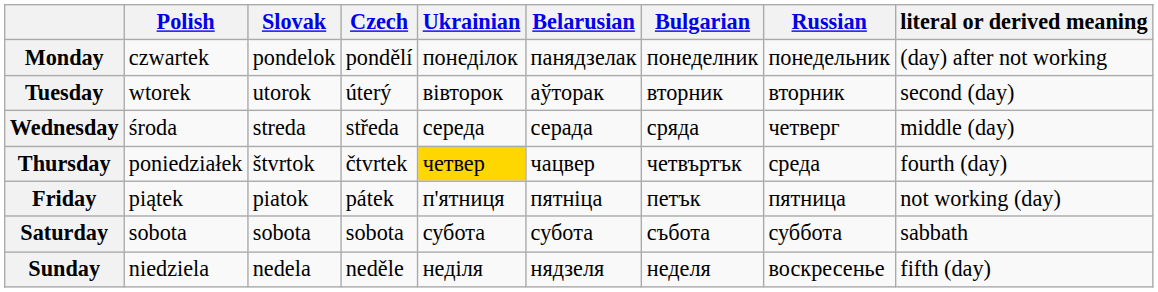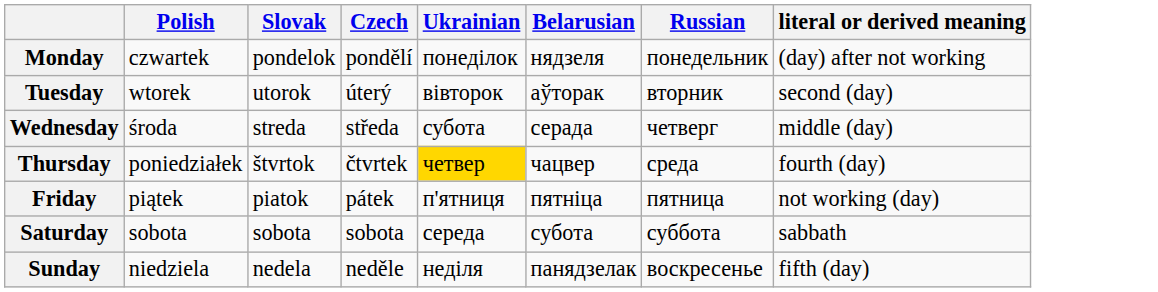- column: (702, 22)
(584, 57) панядзелак -> (567, 57) нядзеля
(454, 127) середа -> (454, 127) субота
(454, 233) субота -> (454, 233) середа
(567, 269) нядзеля -> (584, 269) панядзелак
